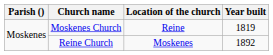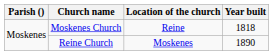(245, 27) 1819 -> (245, 27) 1818
(245, 43) 1892 -> (245, 43) 1890
